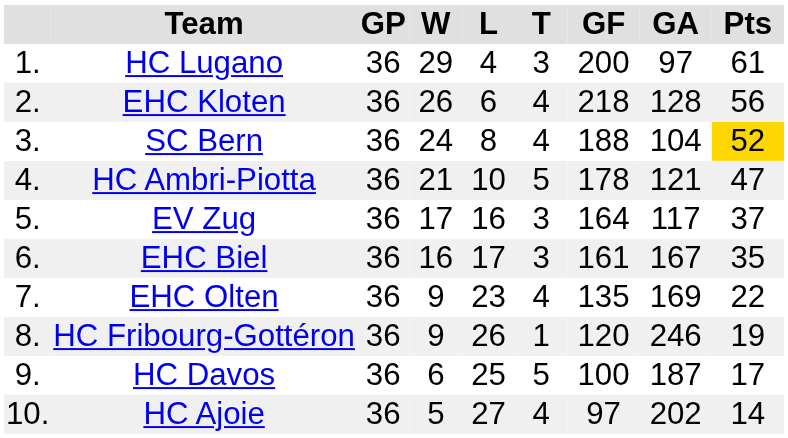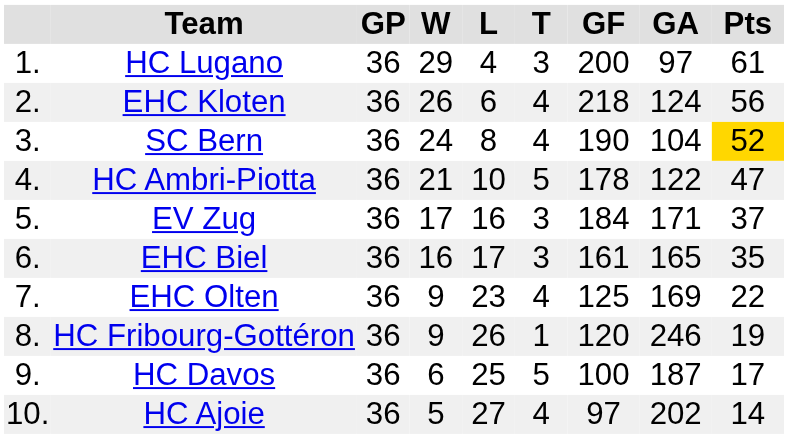(676, 101) 128 -> (676, 101) 124
(604, 140) 188 -> (604, 140) 190
(676, 179) 121 -> (676, 179) 122
(604, 218) 164 -> (604, 218) 184
(676, 218) 117 -> (676, 218) 171
(676, 257) 167 -> (676, 257) 165
(604, 296) 135 -> (604, 296) 125
